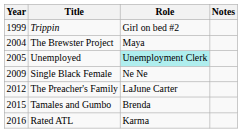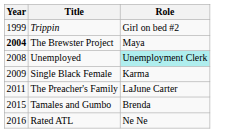- column: (223, 12)
(16, 43) normal -> (16, 43) bold
(16, 58) 2005 -> (16, 58) 2008
(135, 74) Ne Ne -> (136, 74) Karma
(16, 89) 2012 -> (16, 89) 2011
(136, 120) Karma -> (135, 120) Ne Ne
